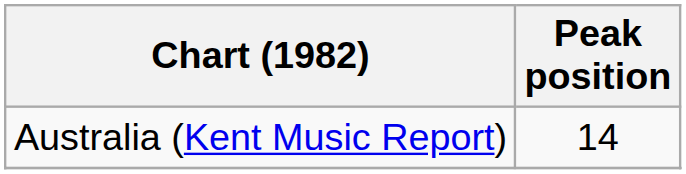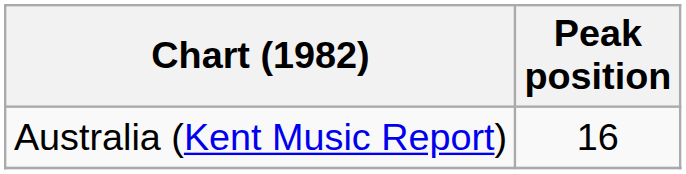(598, 136) 14 -> (598, 136) 16
